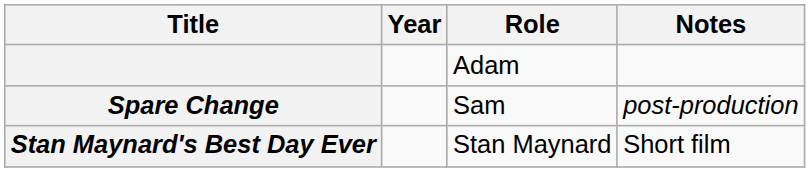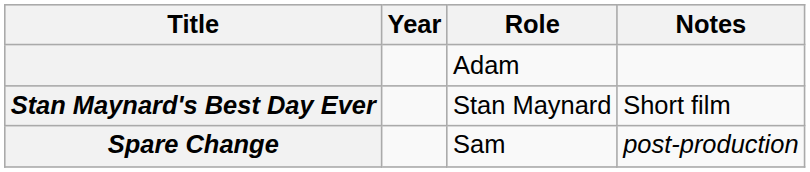rows swapped: (193, 145) <-> (193, 105)
